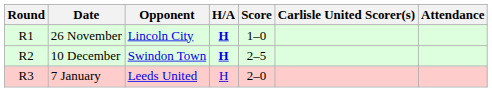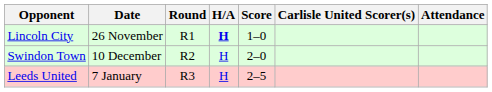columns swapped: (26, 14) <-> (167, 14)
(224, 55) bold -> (224, 55) normal
(256, 55) 2–5 -> (256, 55) 2–0
(256, 76) 2–0 -> (256, 76) 2–5
